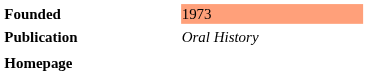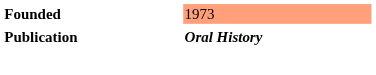(220, 36) normal -> (223, 36) bold
- row: (38, 62)
